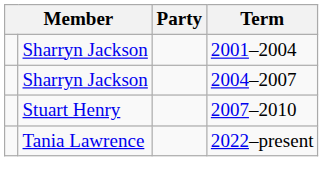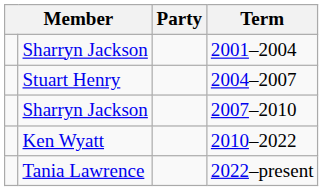(85, 79) Sharryn Jackson -> (71, 79) Stuart Henry
(71, 110) Stuart Henry -> (85, 110) Sharryn Jackson
+ row: (254, 140)
